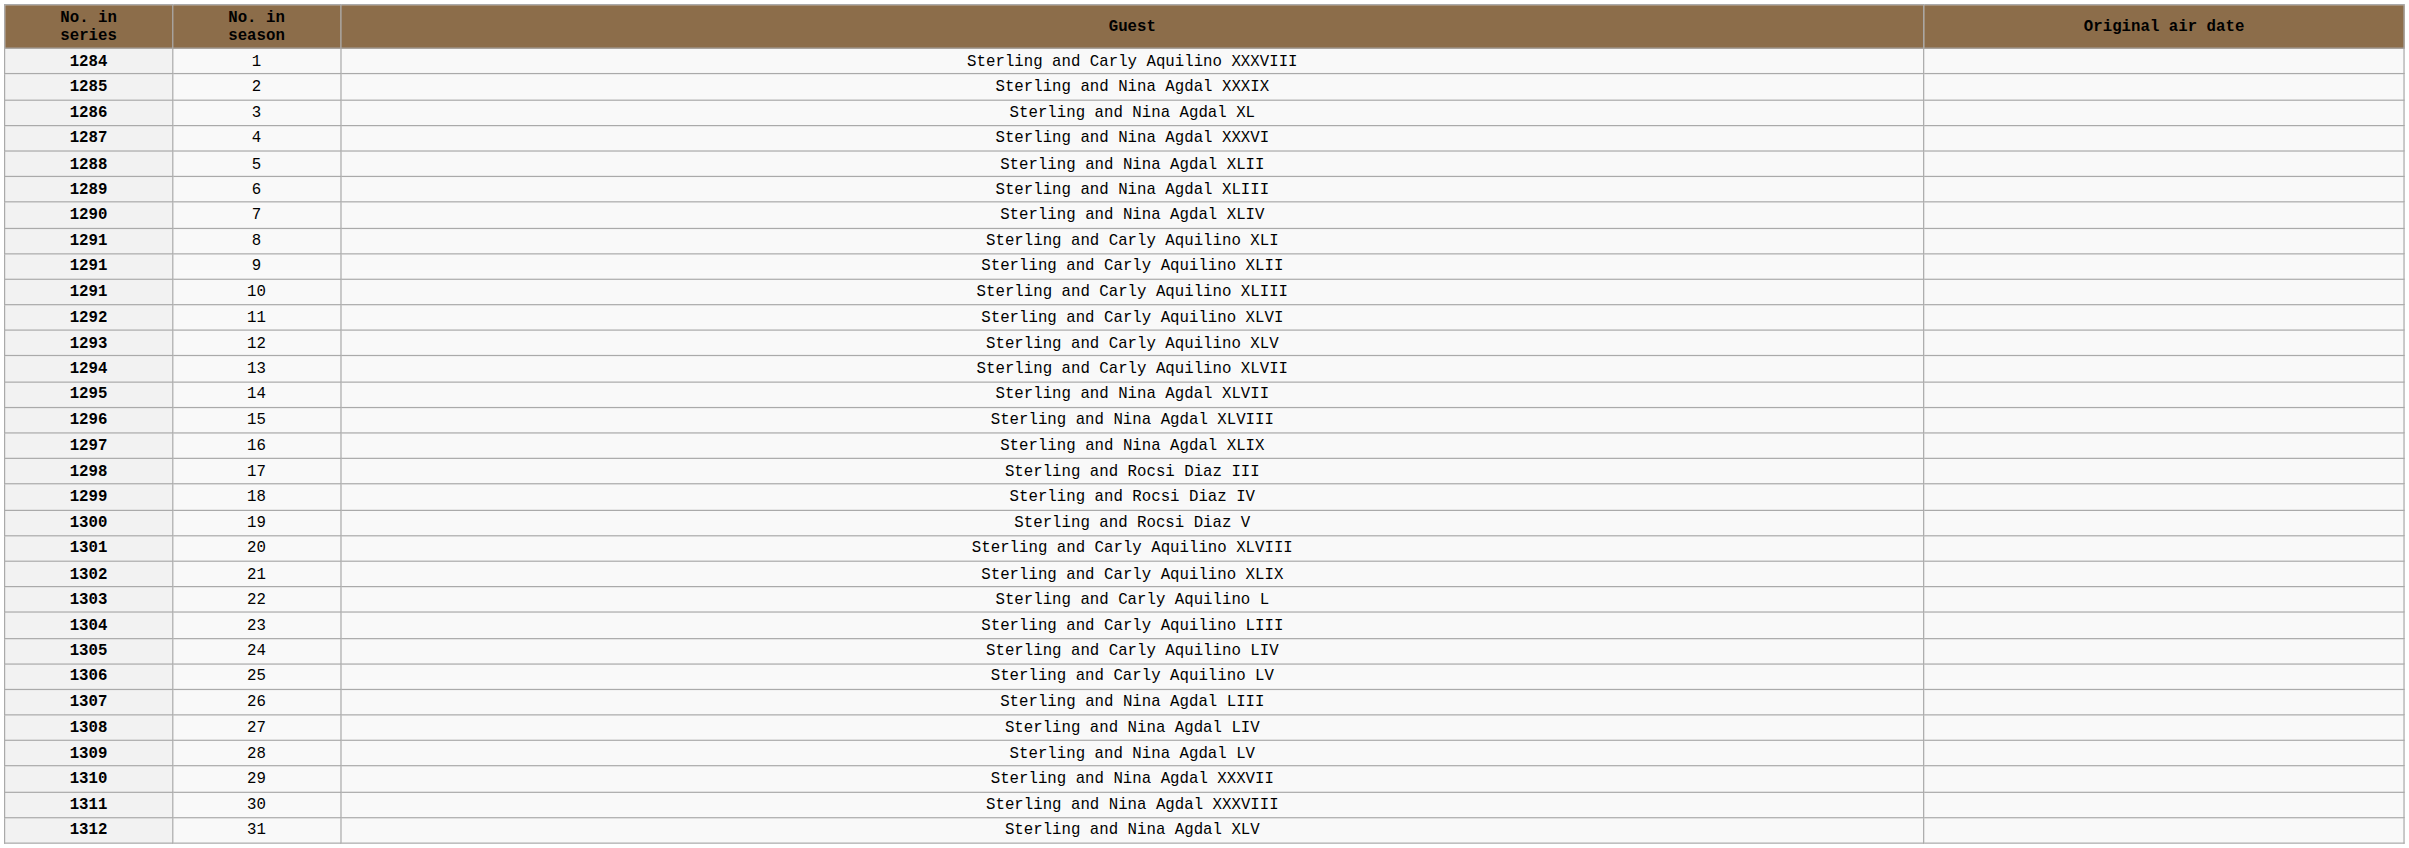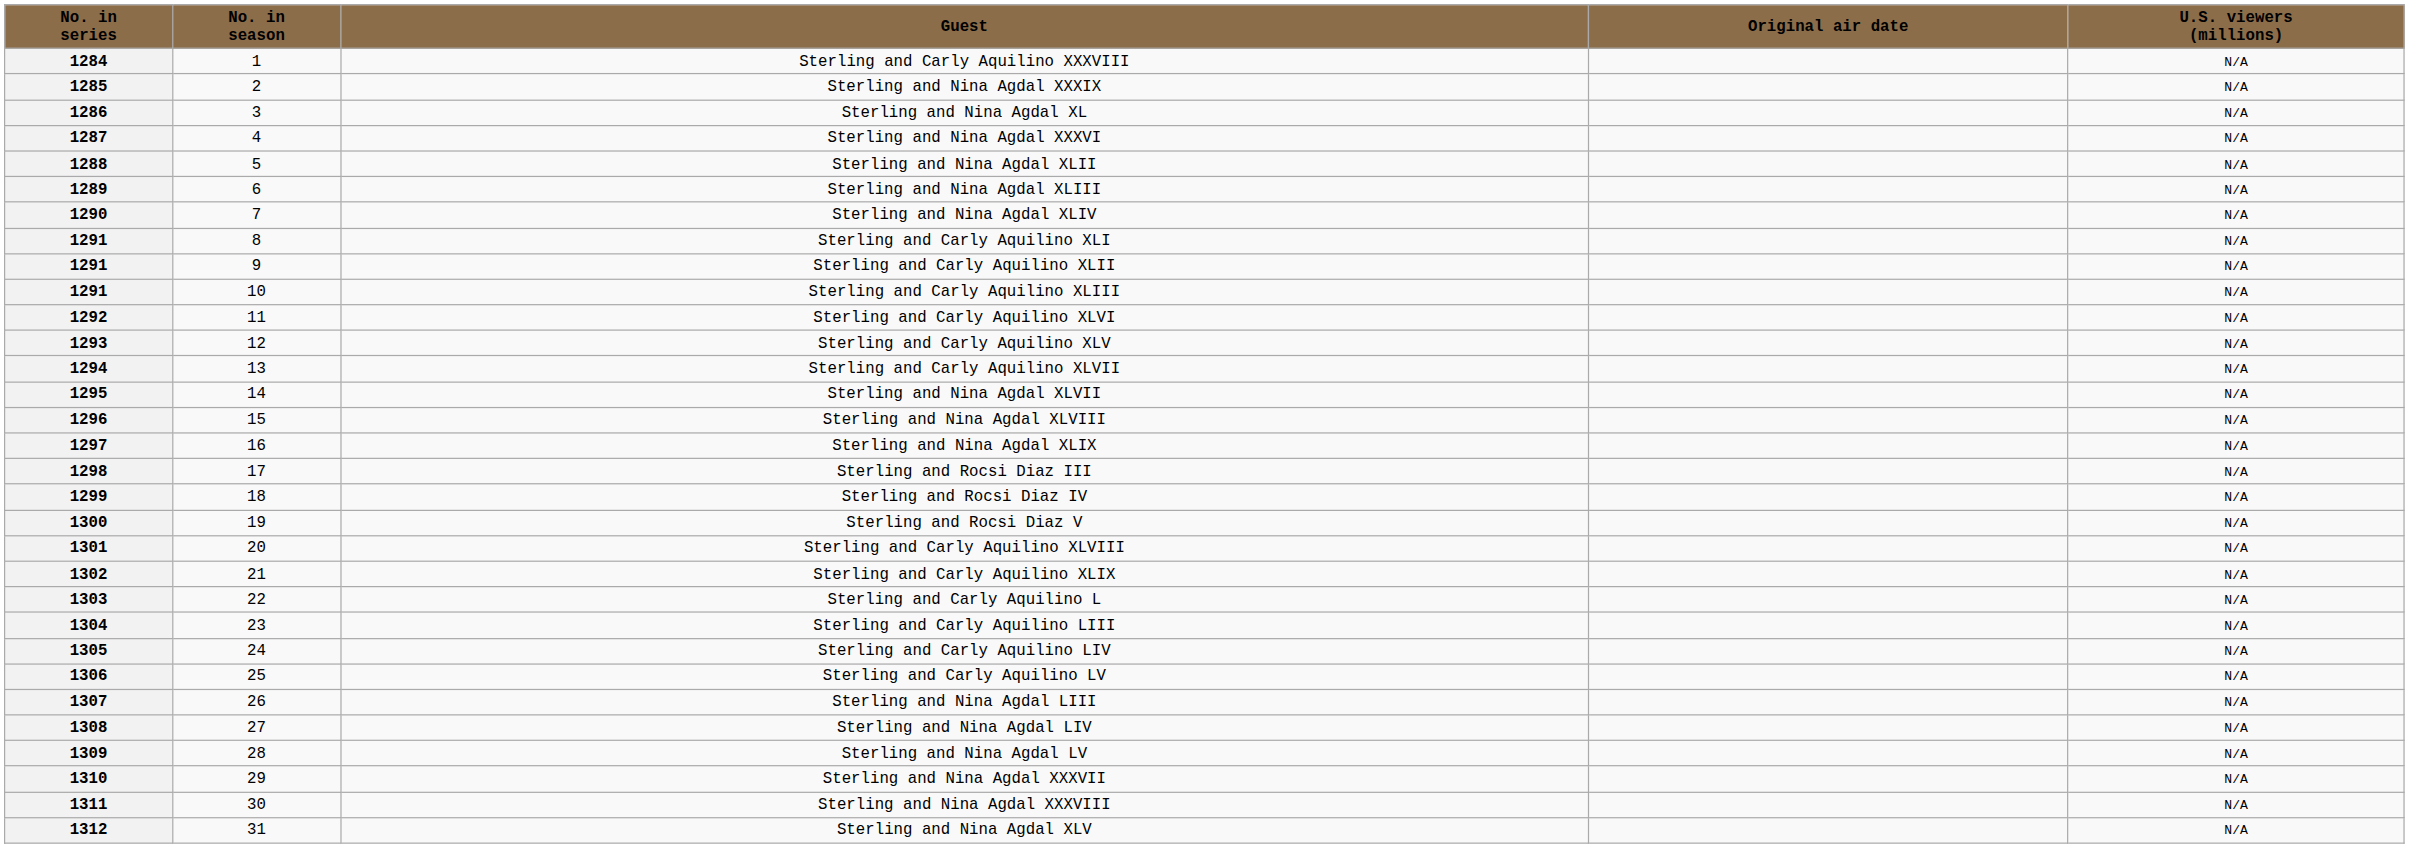+ column: (2236, 26)
